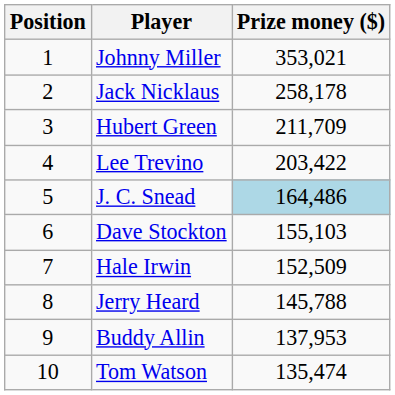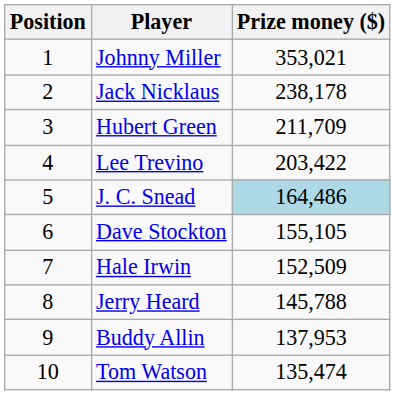(311, 92) 258,178 -> (311, 92) 238,178
(311, 232) 155,103 -> (311, 232) 155,105
